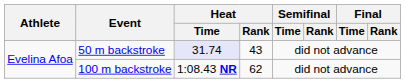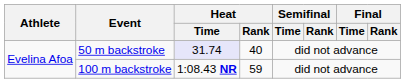(256, 50) 43 -> (256, 50) 40
(256, 69) 62 -> (256, 69) 59
